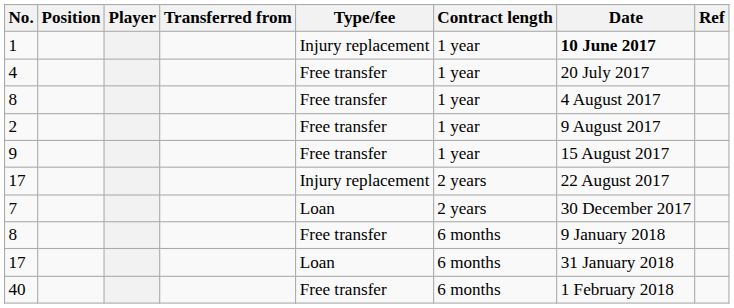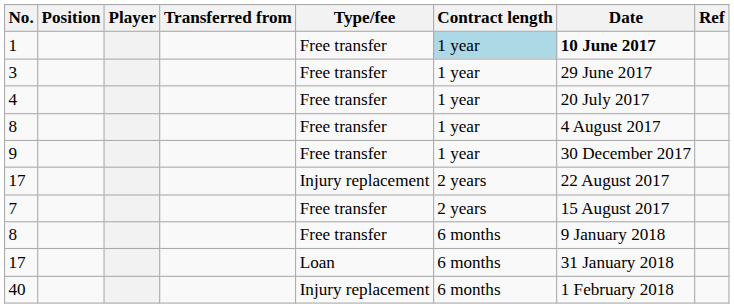(365, 45) Injury replacement -> (343, 45) Free transfer
(458, 45) no background -> (458, 45) lightblue background
+ row: (13, 72)
- row: (13, 126)
(615, 153) 15 August 2017 -> (626, 153) 30 December 2017
(317, 208) Loan -> (343, 208) Free transfer
(626, 208) 30 December 2017 -> (615, 208) 15 August 2017
(343, 289) Free transfer -> (365, 289) Injury replacement
